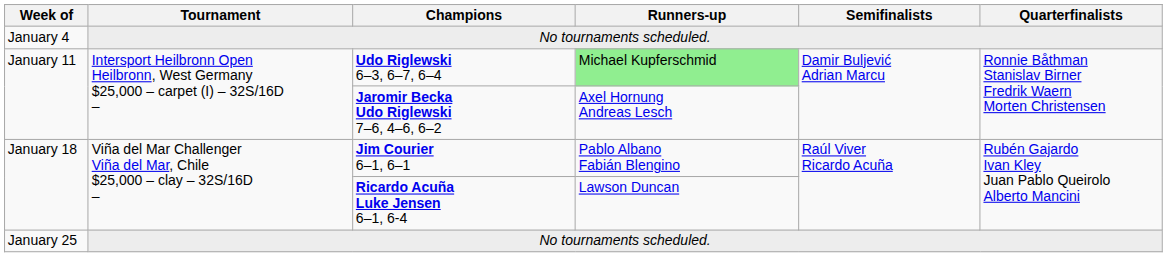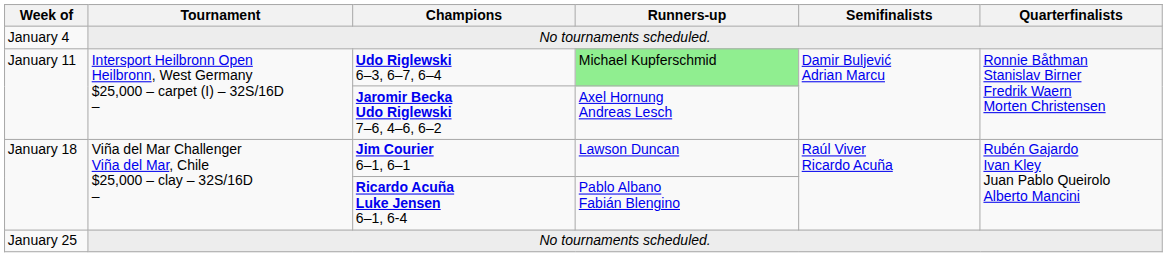(629, 158) Pablo Albano Fabián Blengino -> (629, 150) Lawson Duncan
(629, 187) Lawson Duncan -> (629, 195) Pablo Albano Fabián Blengino
